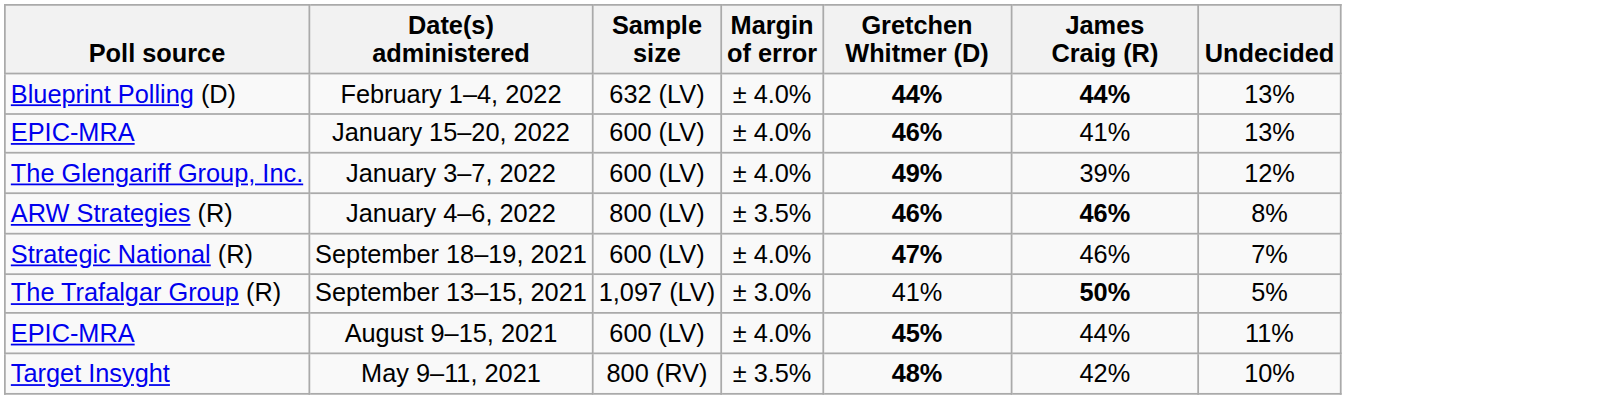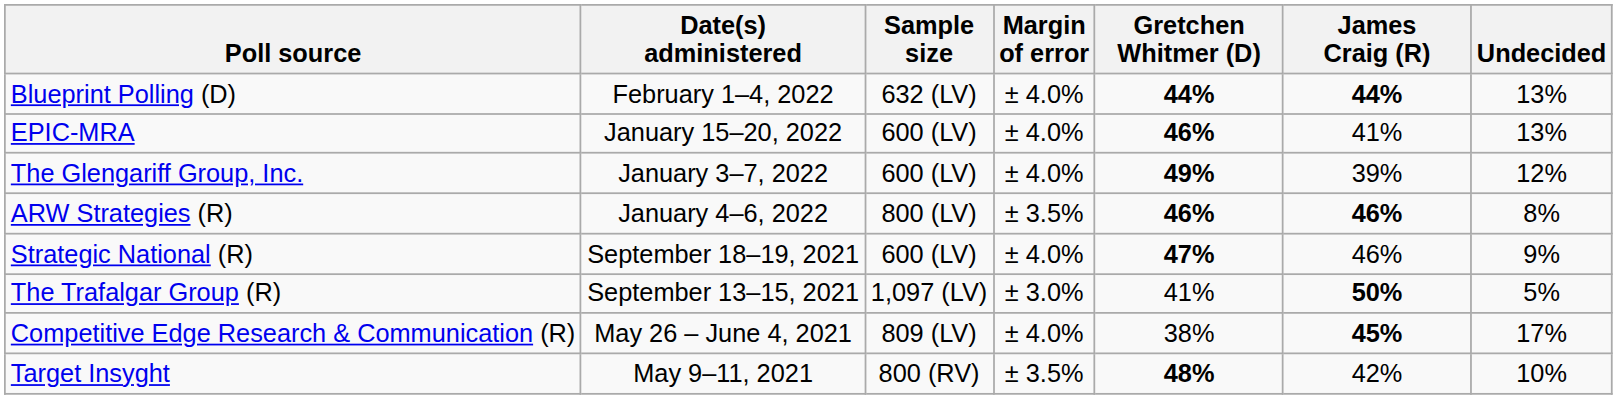(1269, 254) 7% -> (1542, 254) 9%
- row: (451, 334)
+ row: (723, 334)
